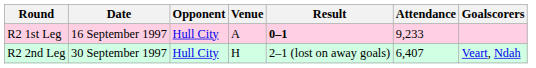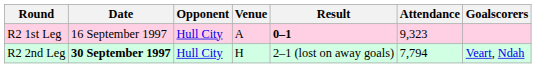(410, 33) 9,233 -> (414, 33) 9,323
(119, 53) normal -> (121, 53) bold
(410, 53) 6,407 -> (414, 53) 7,794
